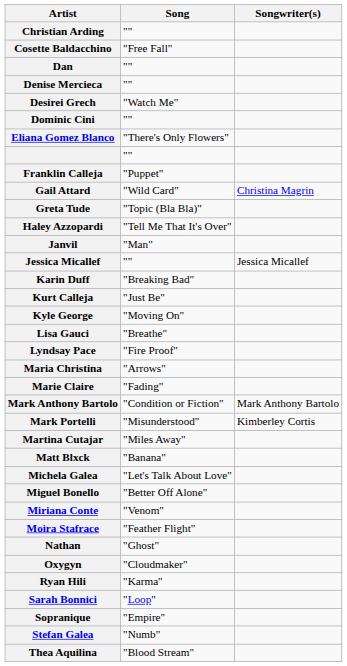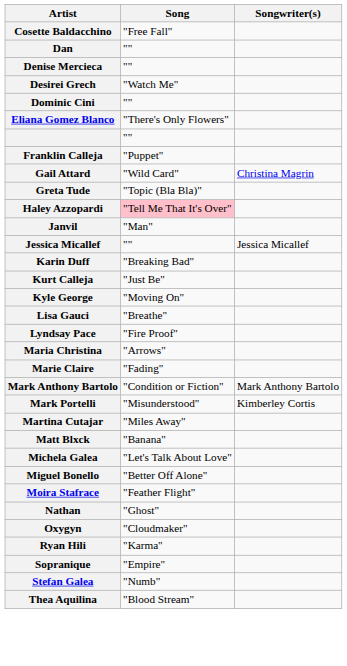- row: (63, 31)
(177, 226) no background -> (177, 208) pink background
- row: (63, 510)
- row: (63, 599)
